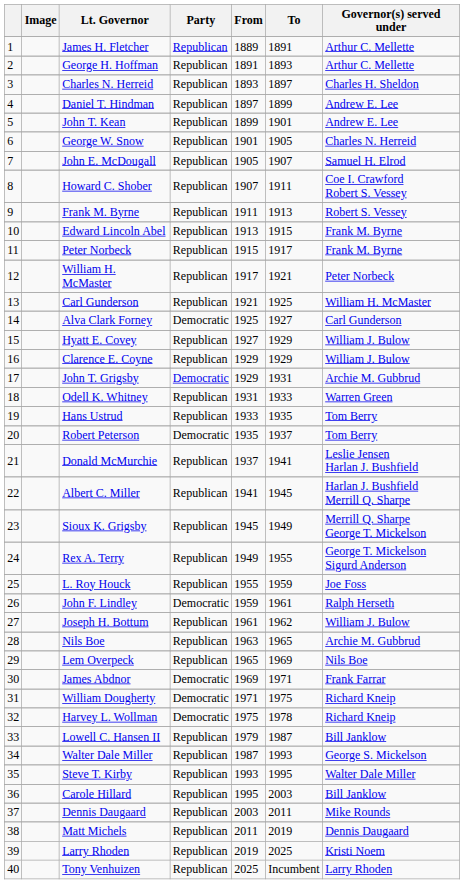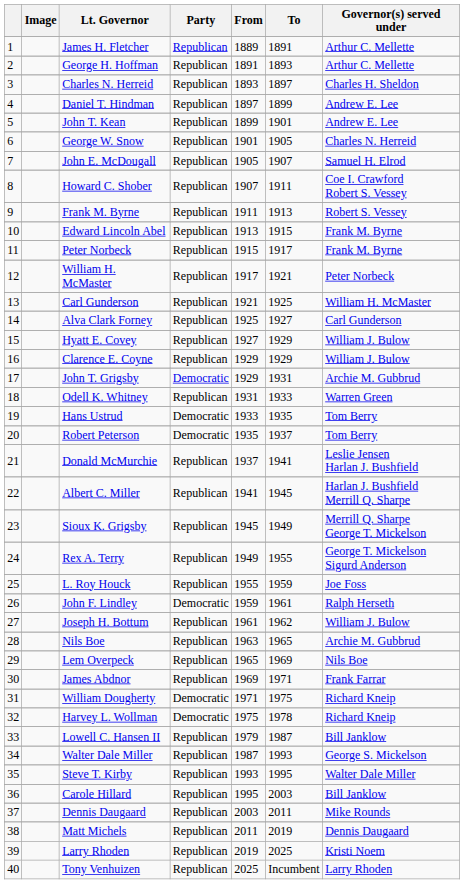(201, 320) Democratic -> (200, 320) Republican
(200, 416) Republican -> (201, 416) Democratic
(201, 679) Democratic -> (200, 679) Republican
